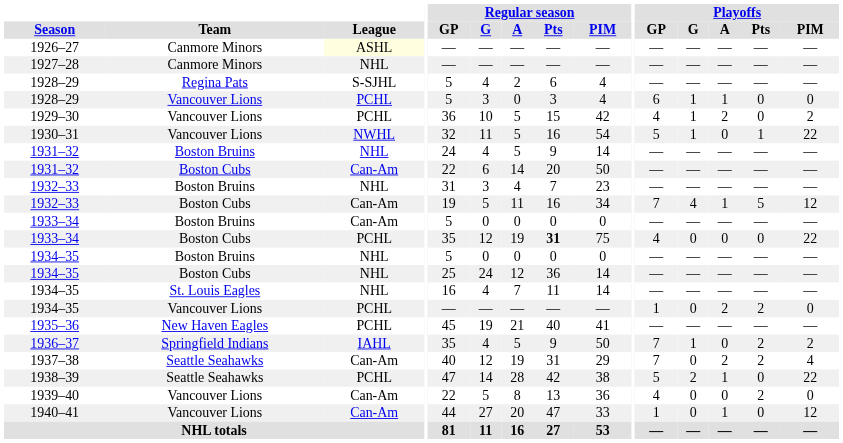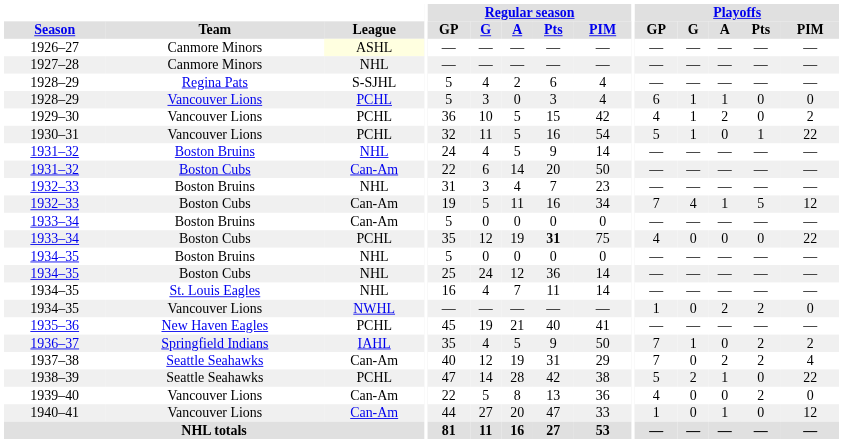(374, 134) NWHL -> (374, 134) PCHL
(374, 308) PCHL -> (374, 308) NWHL
